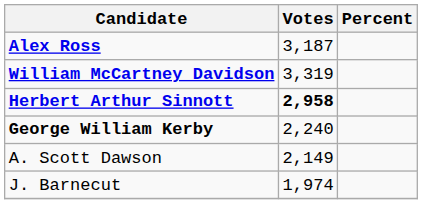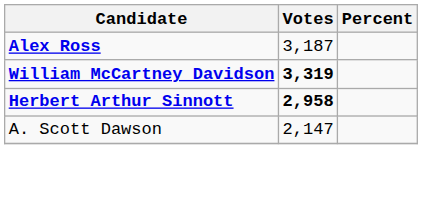(308, 74) normal -> (308, 74) bold
- row: (111, 130)
(308, 157) 2,149 -> (308, 130) 2,147
- row: (65, 185)
